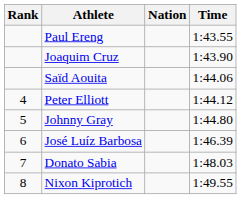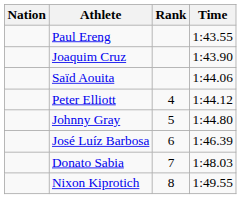columns swapped: (23, 15) <-> (167, 15)
